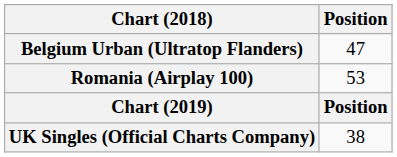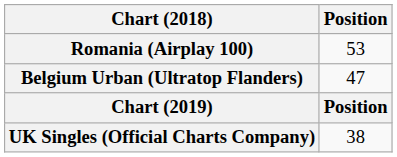rows swapped: (162, 48) <-> (162, 78)
